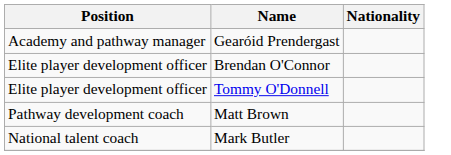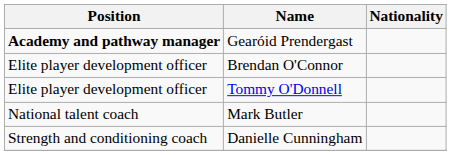(107, 41) normal -> (114, 41) bold
- row: (251, 114)
+ row: (295, 138)
